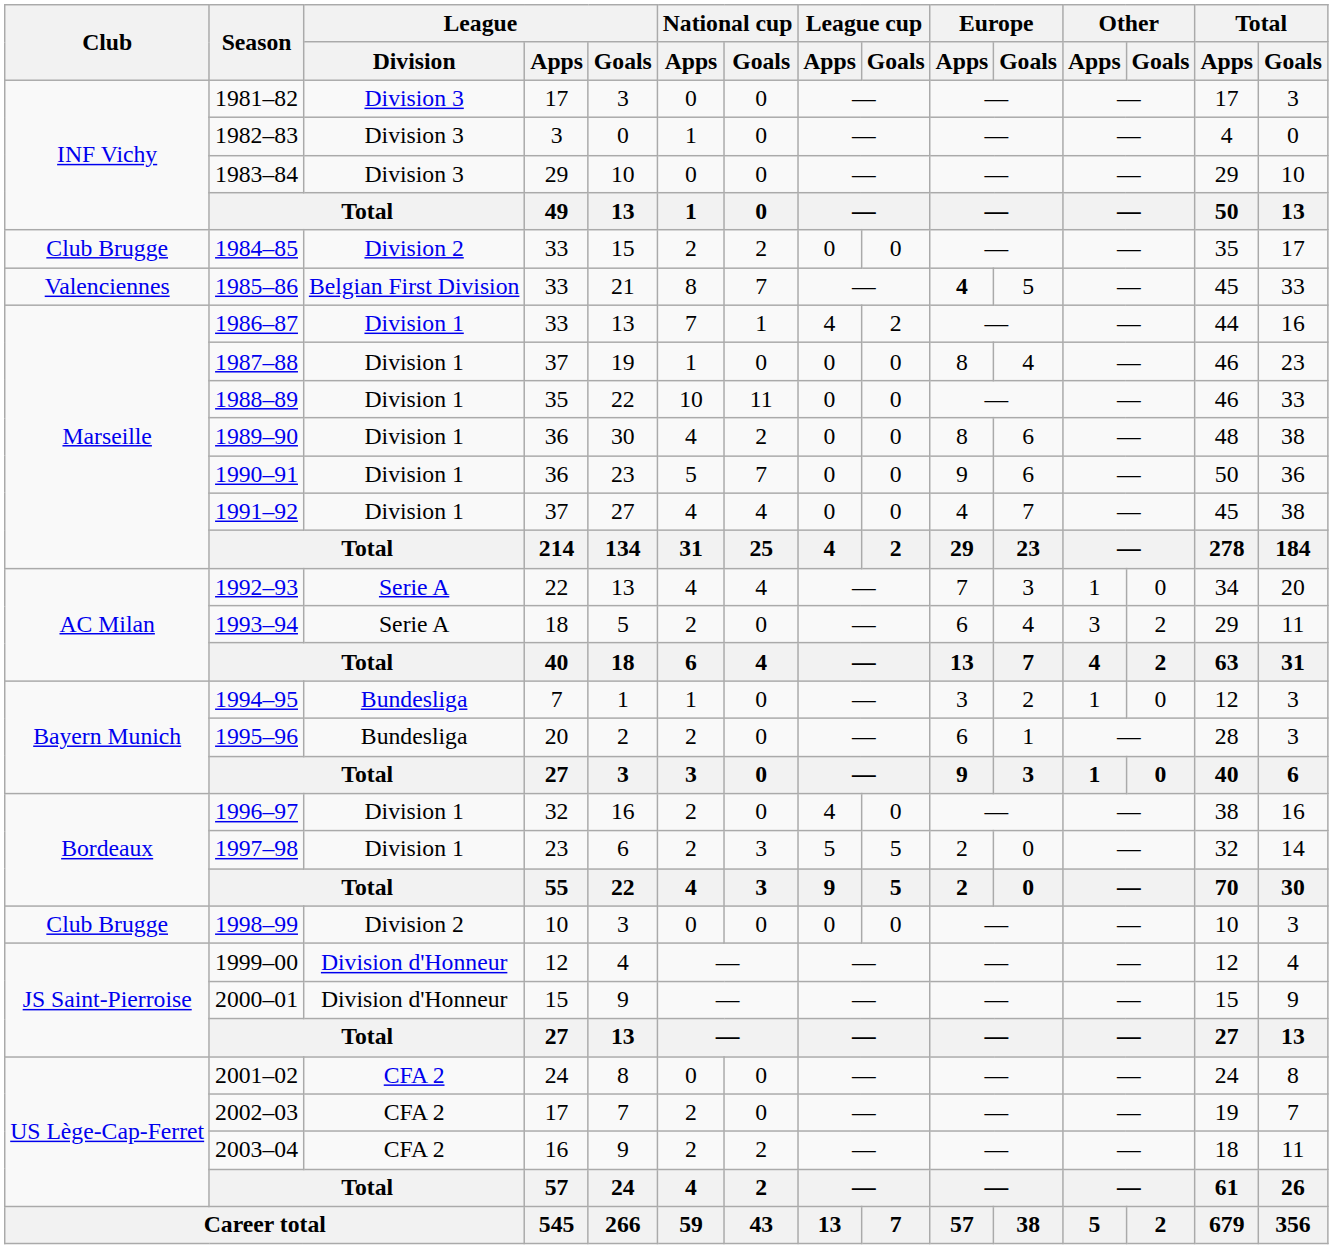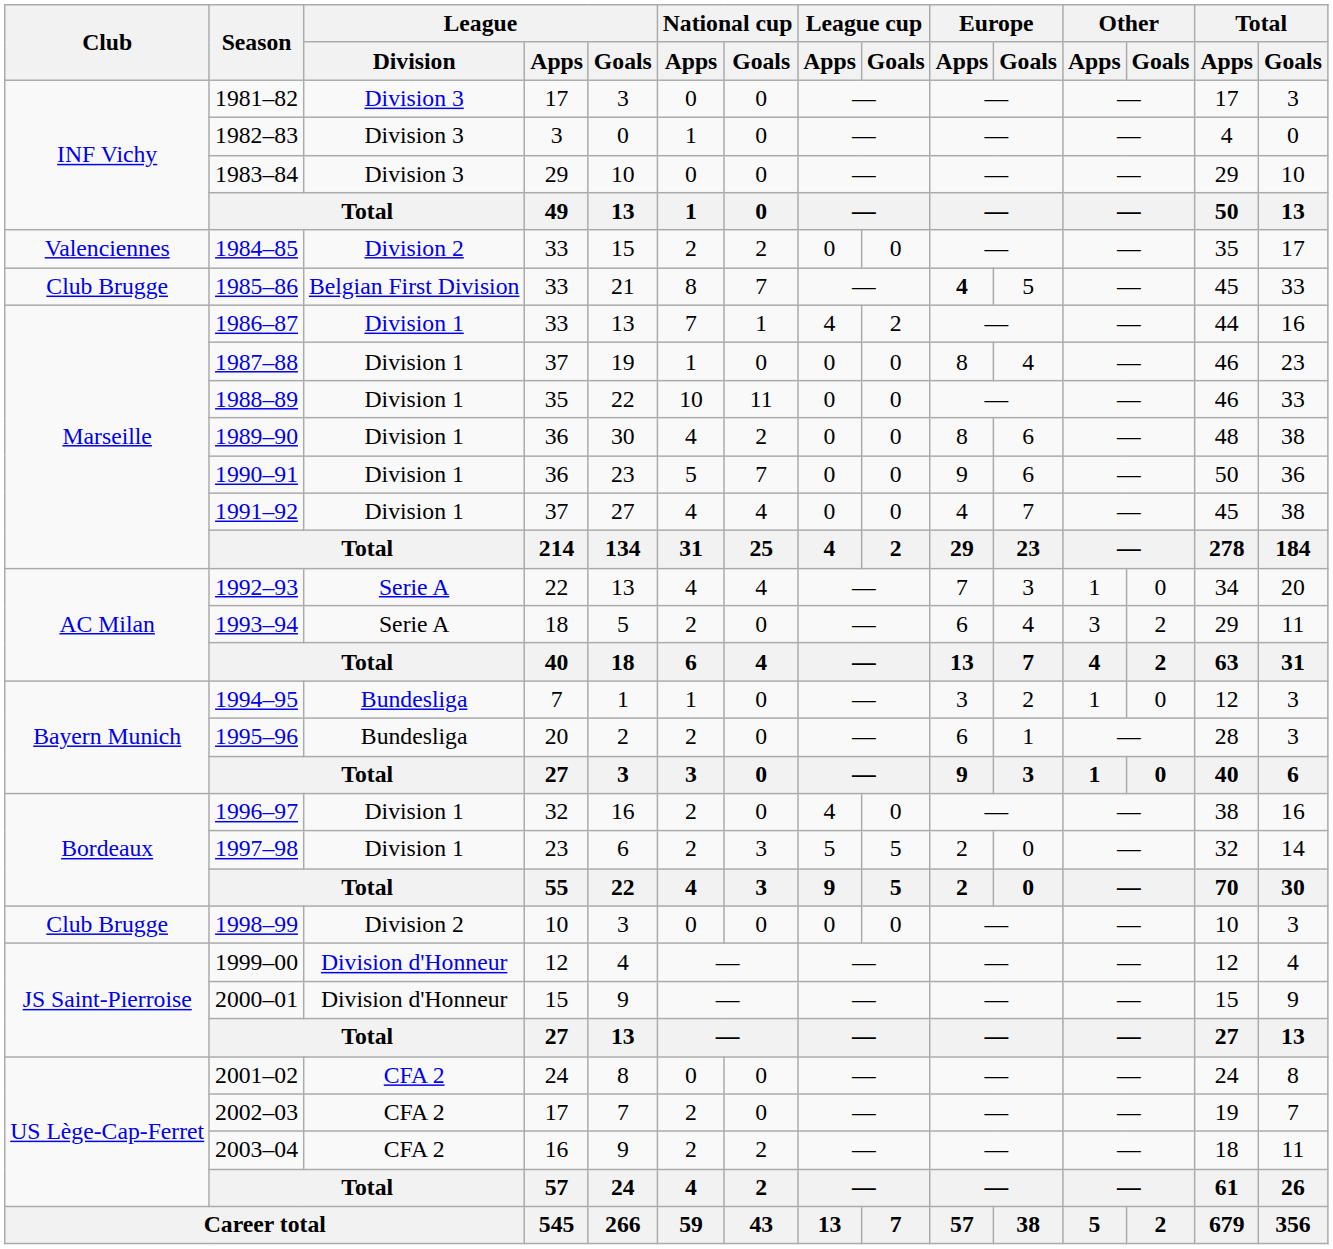(107, 248) Club Brugge -> (107, 248) Valenciennes
(107, 286) Valenciennes -> (107, 286) Club Brugge
